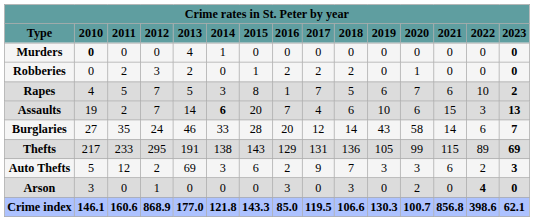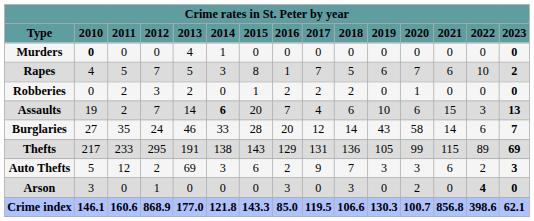rows swapped: (39, 91) <-> (39, 71)
